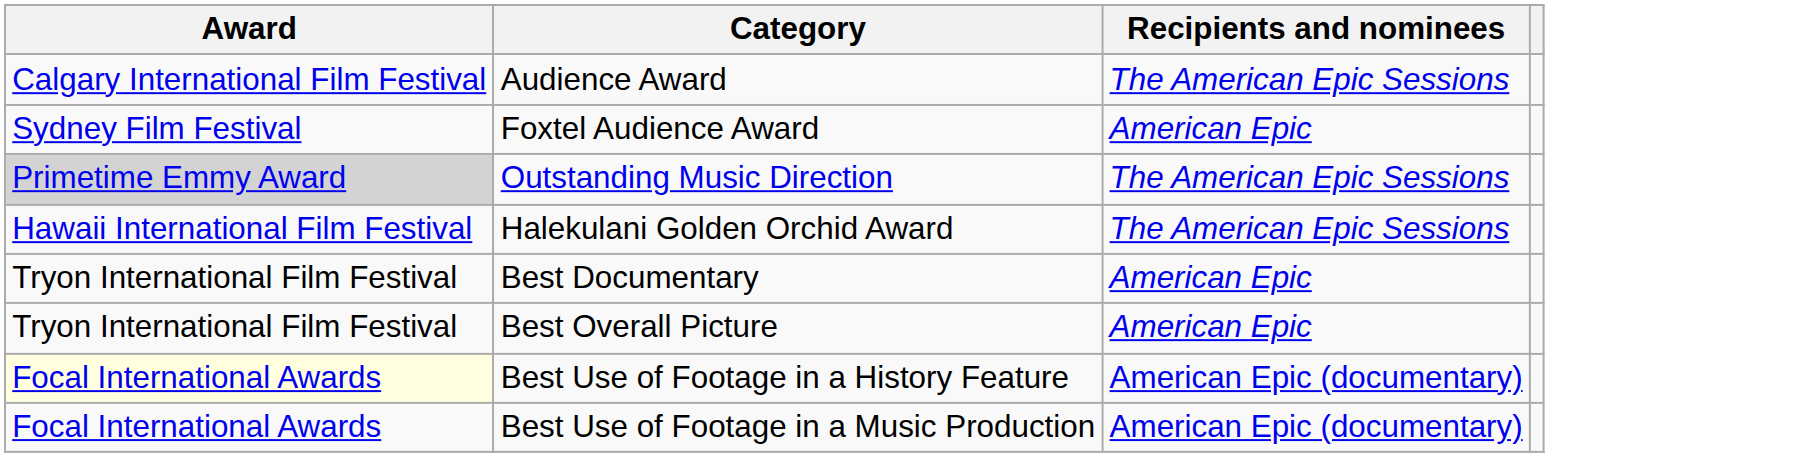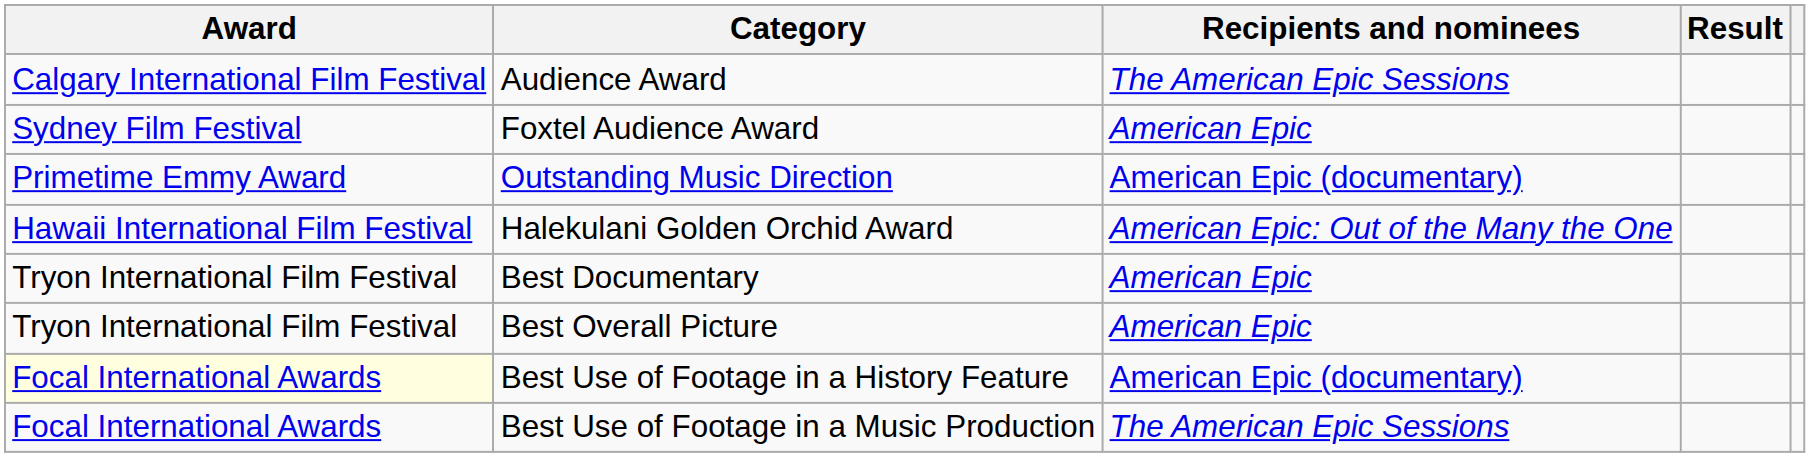+ column: (1735, 29)
(179, 178) lightgrey background -> (179, 178) no background
(1309, 178) The American Epic Sessions -> (1316, 178) American Epic (documentary)
(1309, 228) The American Epic Sessions -> (1391, 228) American Epic: Out of the Many the One
(1316, 427) American Epic (documentary) -> (1309, 427) The American Epic Sessions
